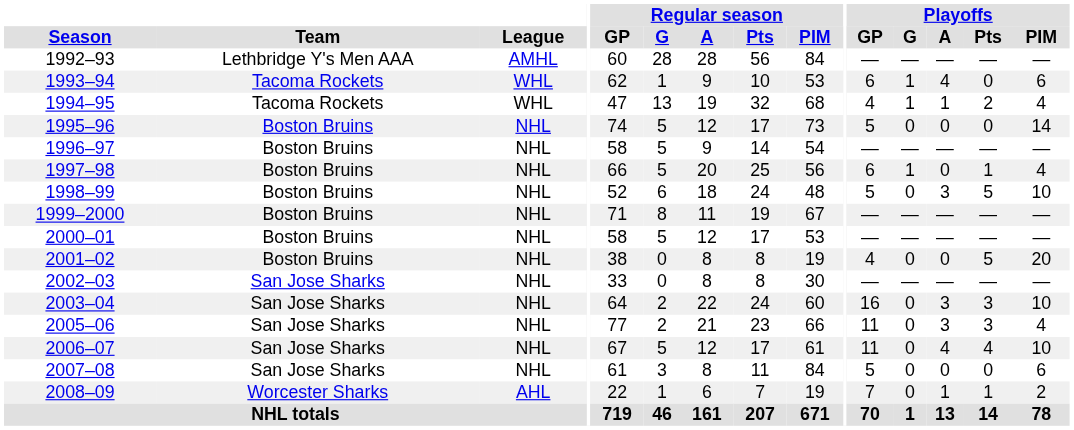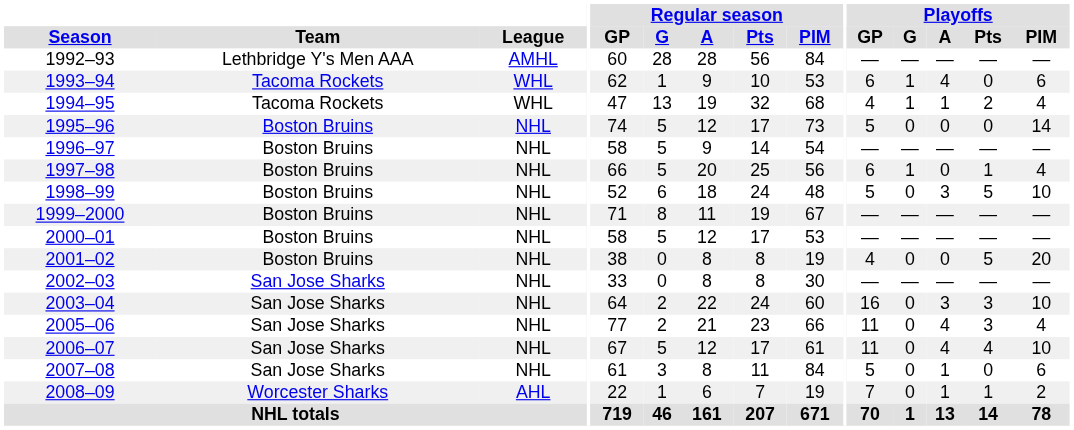(945, 325) 3 -> (945, 325) 4
(945, 370) 0 -> (945, 370) 1
